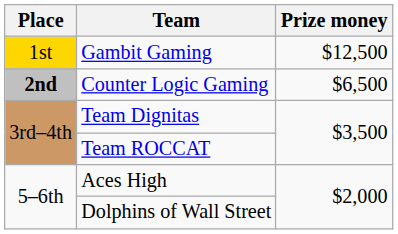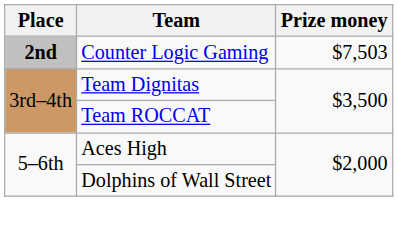- row: (147, 52)
(360, 84) $6,500 -> (360, 52) $7,503
